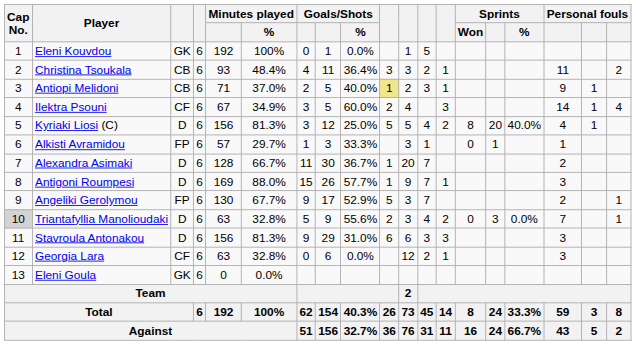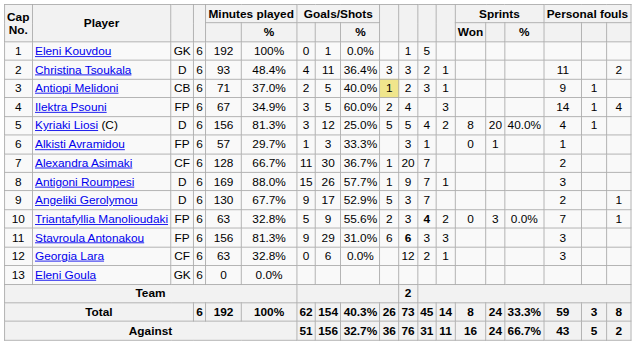(182, 69) CB -> (182, 69) D
(182, 107) CF -> (182, 107) FP
(182, 163) D -> (182, 163) CF
(182, 200) FP -> (182, 200) D
(18, 219) lightgrey background -> (18, 219) no background
(182, 219) D -> (182, 219) FP
(427, 219) normal -> (427, 219) bold
(182, 237) D -> (182, 237) FP
(408, 237) normal -> (408, 237) bold
